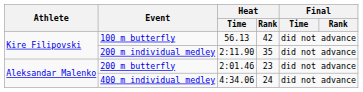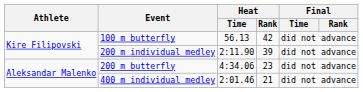(268, 52) 35 -> (268, 52) 39
(237, 66) 2:01.46 -> (237, 66) 4:34.06
(237, 80) 4:34.06 -> (237, 80) 2:01.46
(268, 80) 24 -> (268, 80) 21
